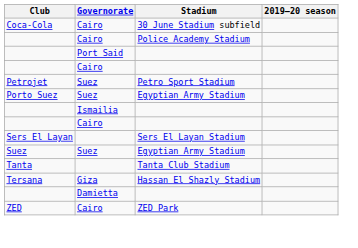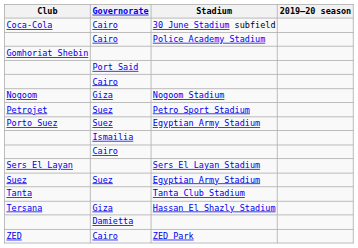+ row: (47, 54)
+ row: (22, 96)
